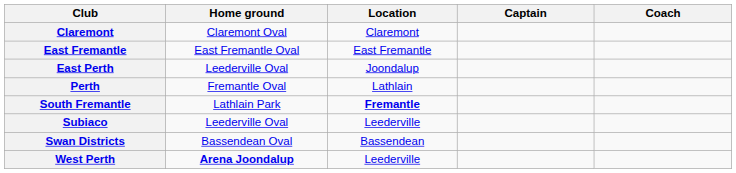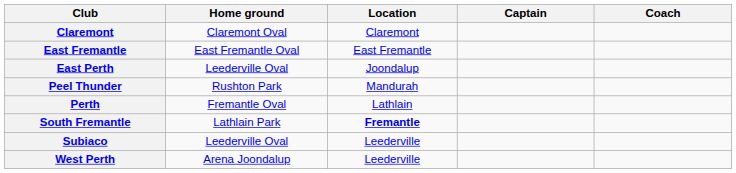+ row: (85, 86)
- row: (85, 141)
(247, 159) bold -> (247, 159) normal
